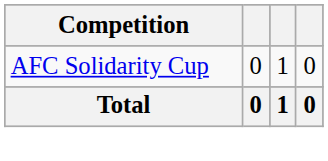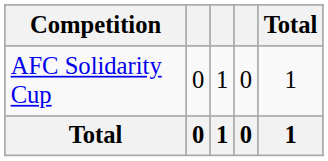+ column: (291, 25)
